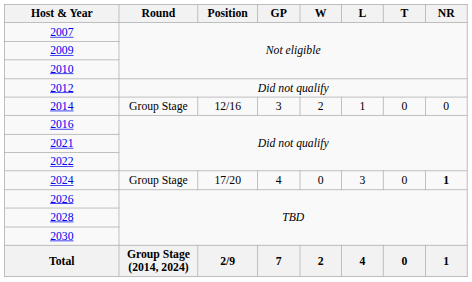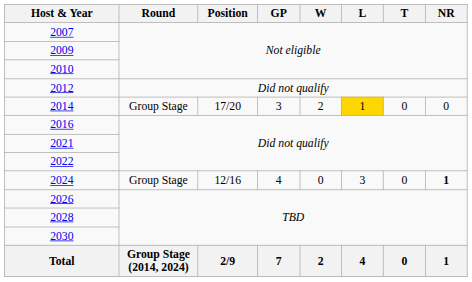(228, 106) 12/16 -> (228, 106) 17/20
(362, 106) no background -> (362, 106) gold background
(228, 180) 17/20 -> (228, 180) 12/16
